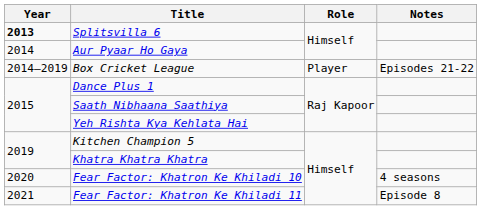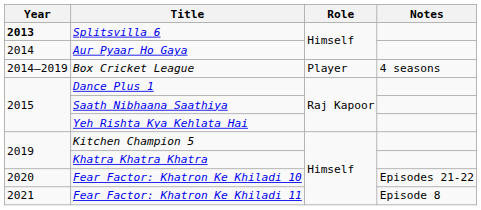(427, 68) Episodes 21-22 -> (410, 68) 4 seasons
(410, 178) 4 seasons -> (427, 178) Episodes 21-22
